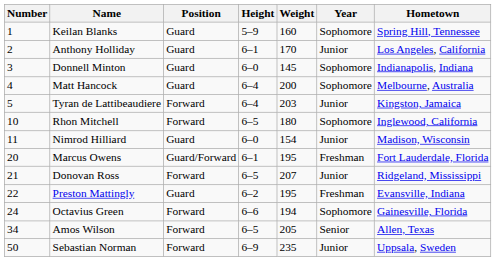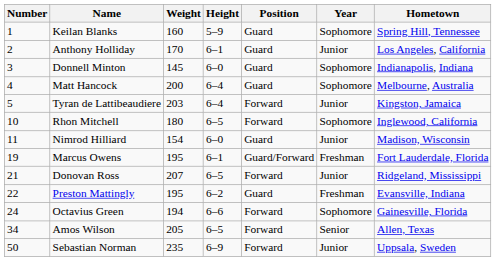columns swapped: (201, 13) <-> (297, 13)
(13, 157) 20 -> (13, 157) 19
